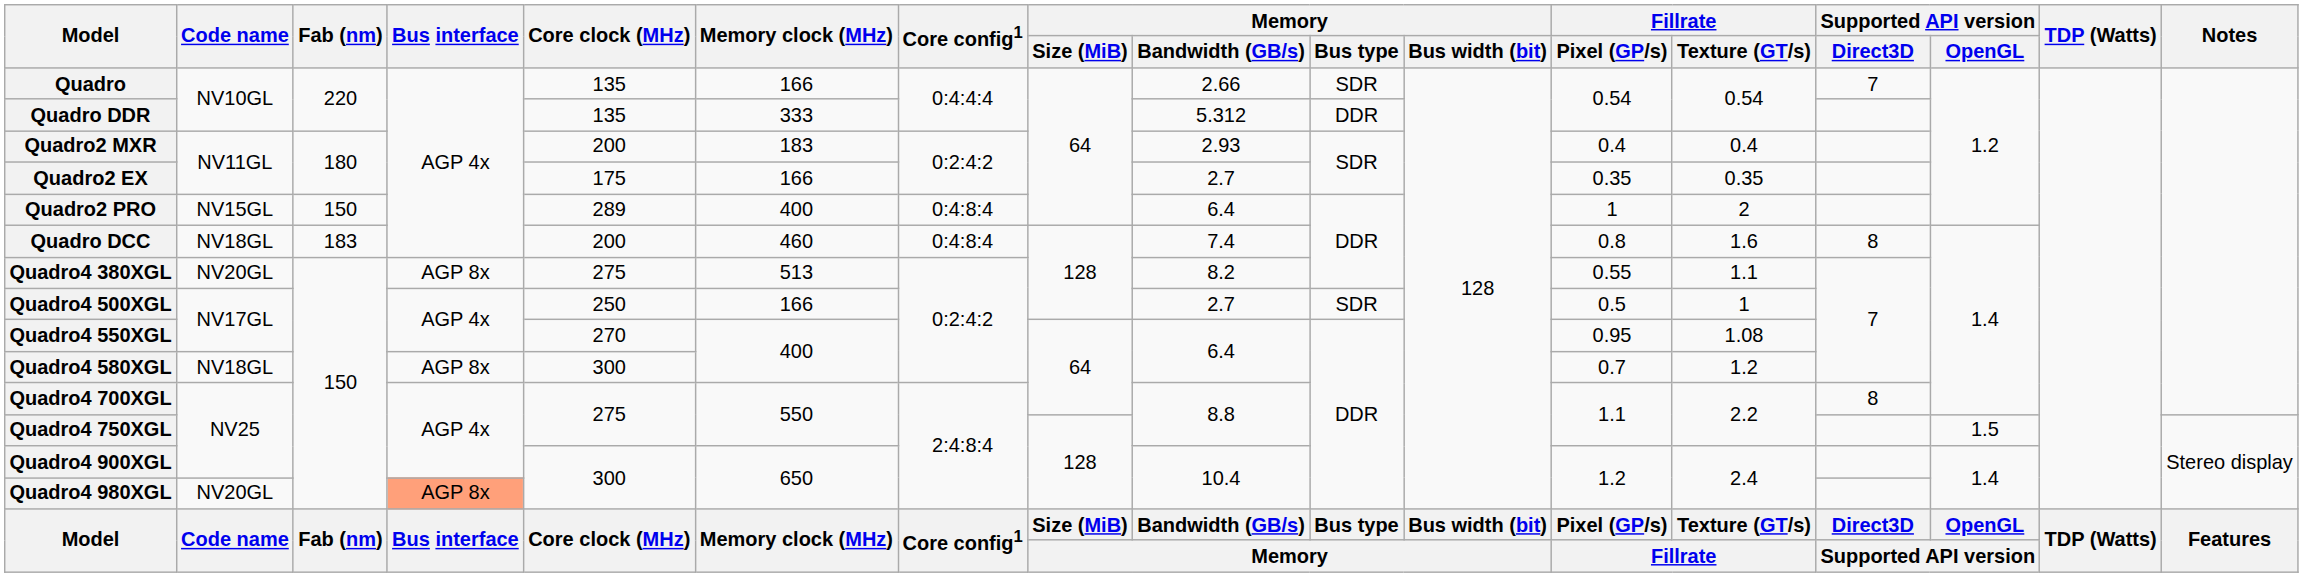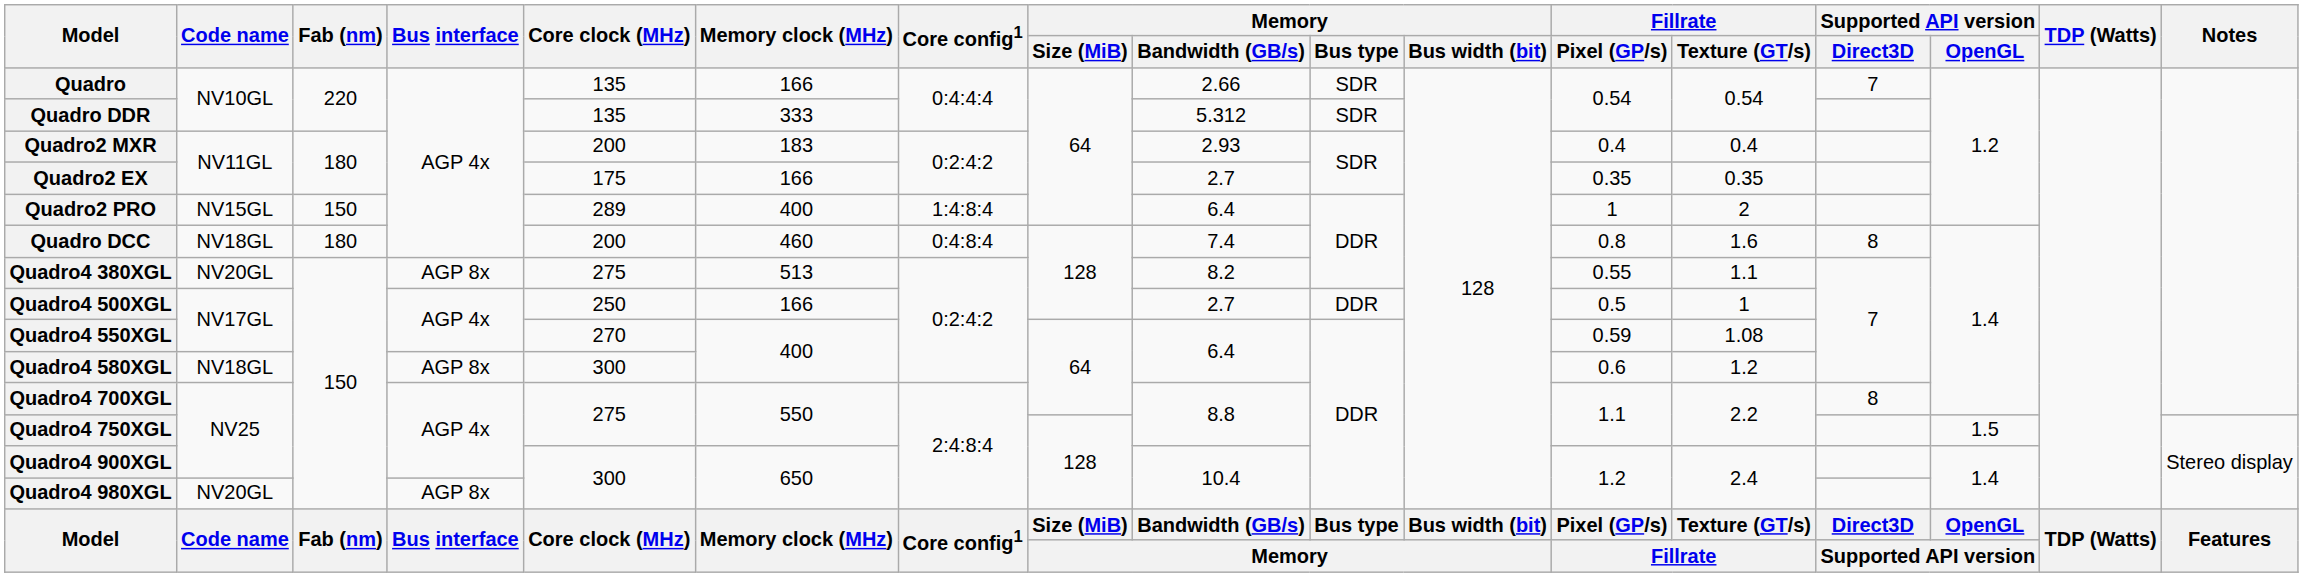(1357, 115) DDR -> (1357, 115) SDR
(963, 209) 0:4:8:4 -> (963, 209) 1:4:8:4
(340, 241) 183 -> (340, 241) 180
(1357, 304) SDR -> (1357, 304) DDR
(1612, 335) 0.95 -> (1612, 335) 0.59
(1612, 367) 0.7 -> (1612, 367) 0.6
(455, 493) lightsalmon background -> (455, 493) no background
